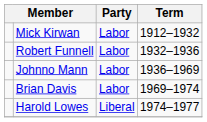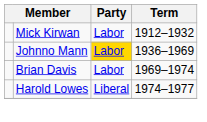- row: (55, 51)
(114, 70) no background -> (109, 51) gold background
